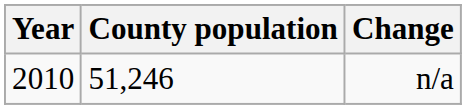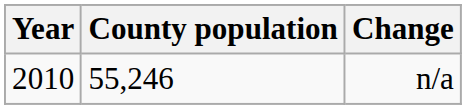(131, 78) 51,246 -> (131, 78) 55,246
